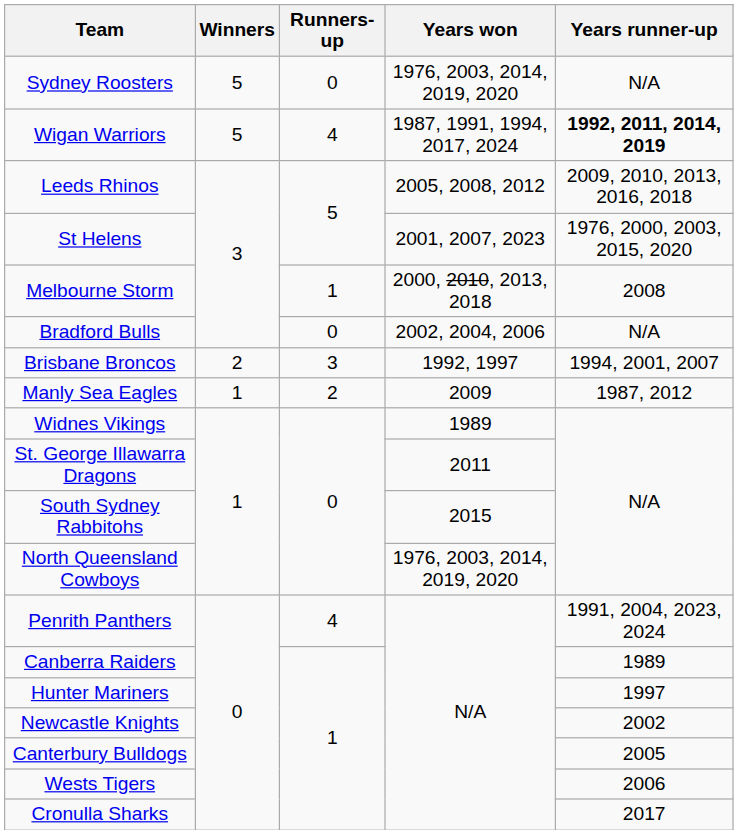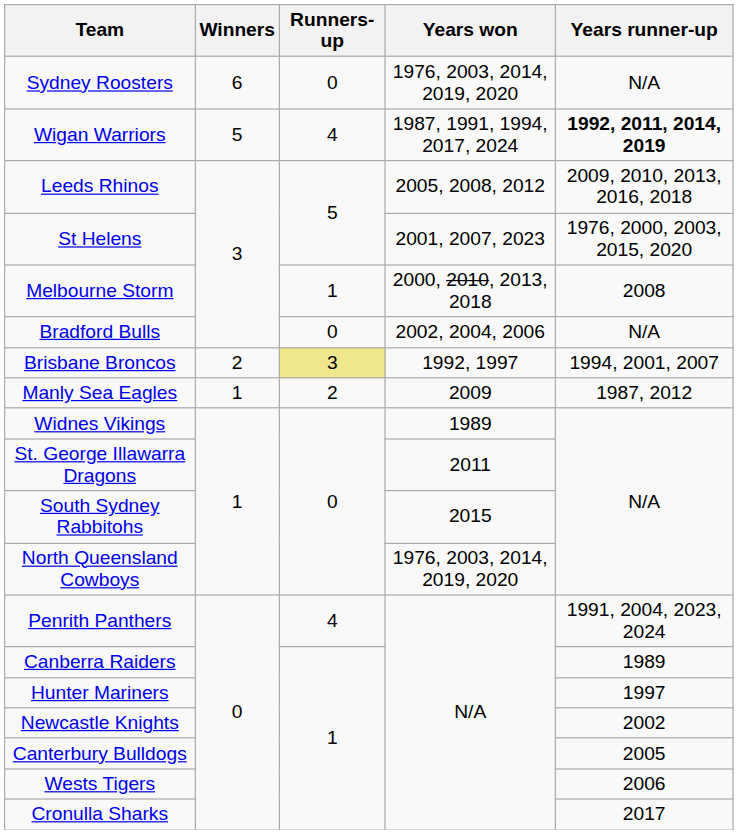(237, 82) 5 -> (237, 82) 6
(332, 362) no background -> (332, 362) khaki background
